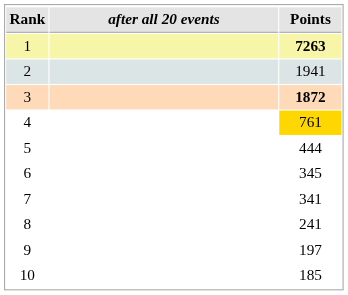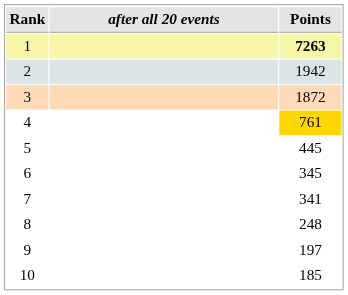(310, 71) 1941 -> (310, 71) 1942
(310, 97) bold -> (310, 97) normal
(310, 148) 444 -> (310, 148) 445
(310, 224) 241 -> (310, 224) 248
